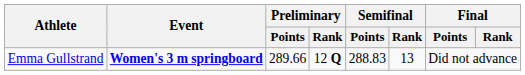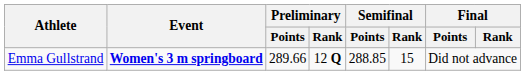(367, 59) 288.83 -> (367, 59) 288.85
(407, 59) 13 -> (407, 59) 15
